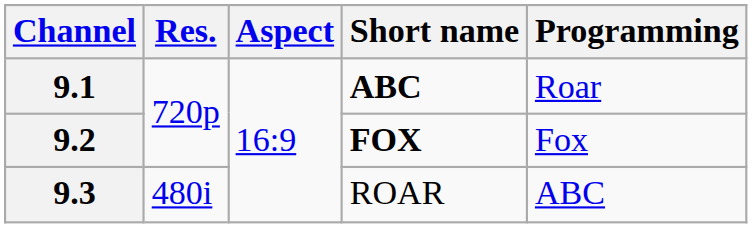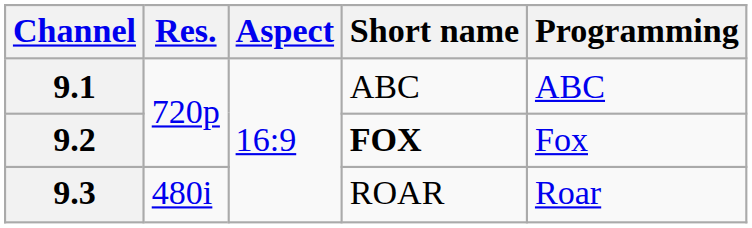(386, 85) bold -> (385, 85) normal
(568, 85) Roar -> (570, 85) ABC
(570, 193) ABC -> (568, 193) Roar
